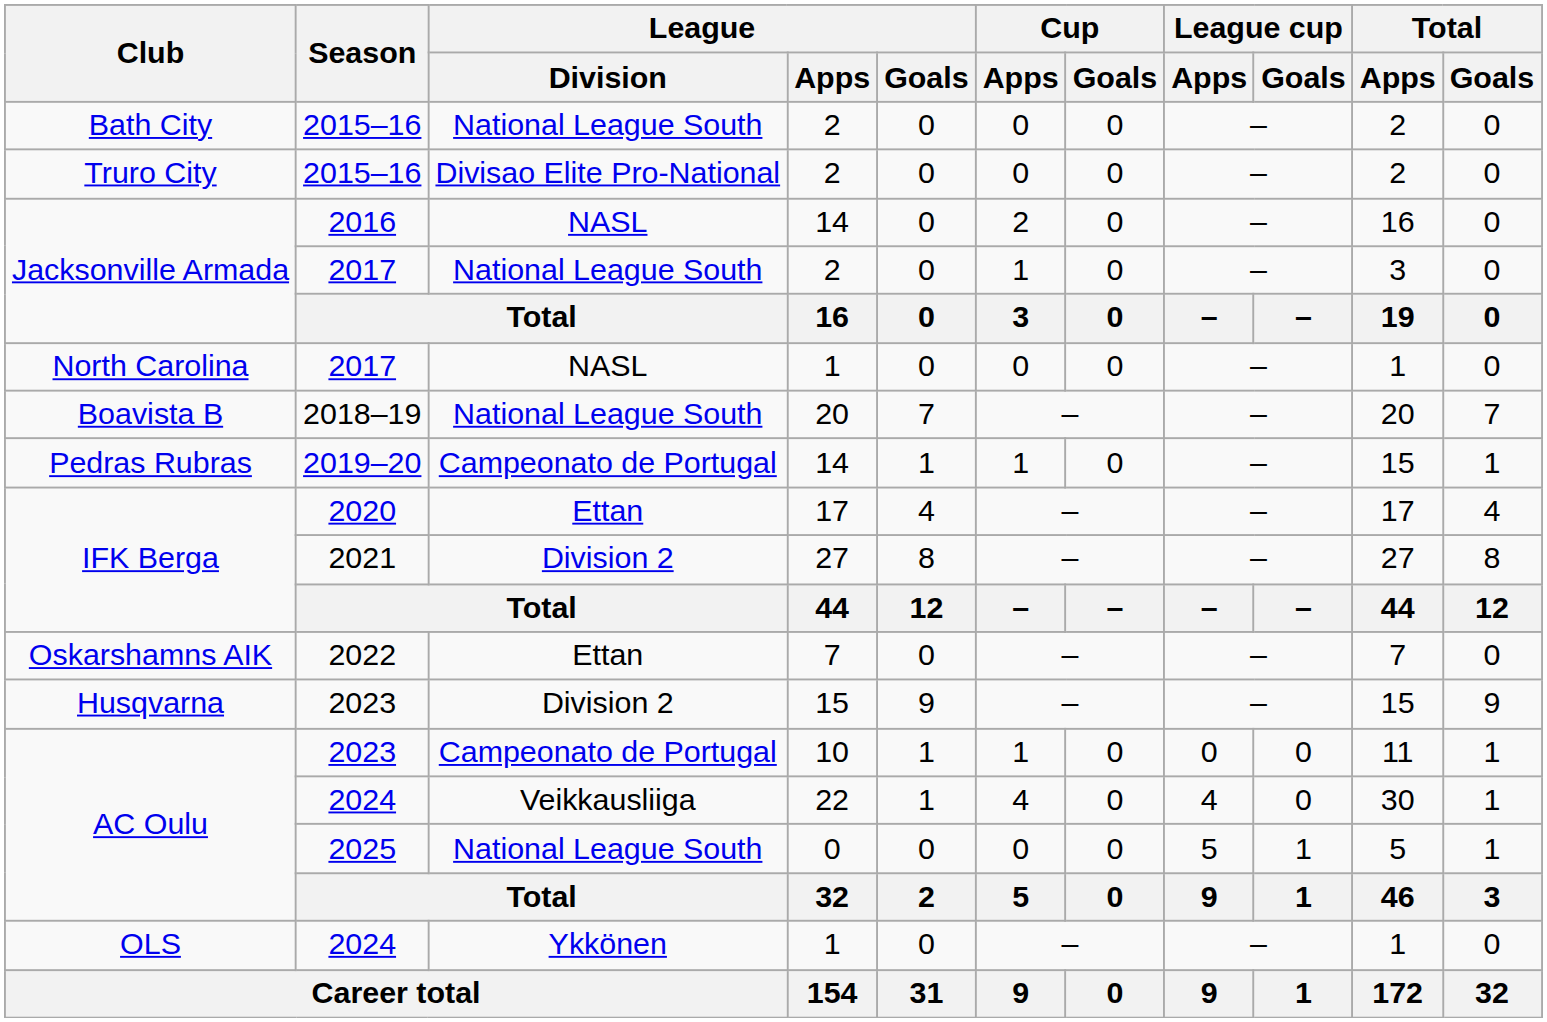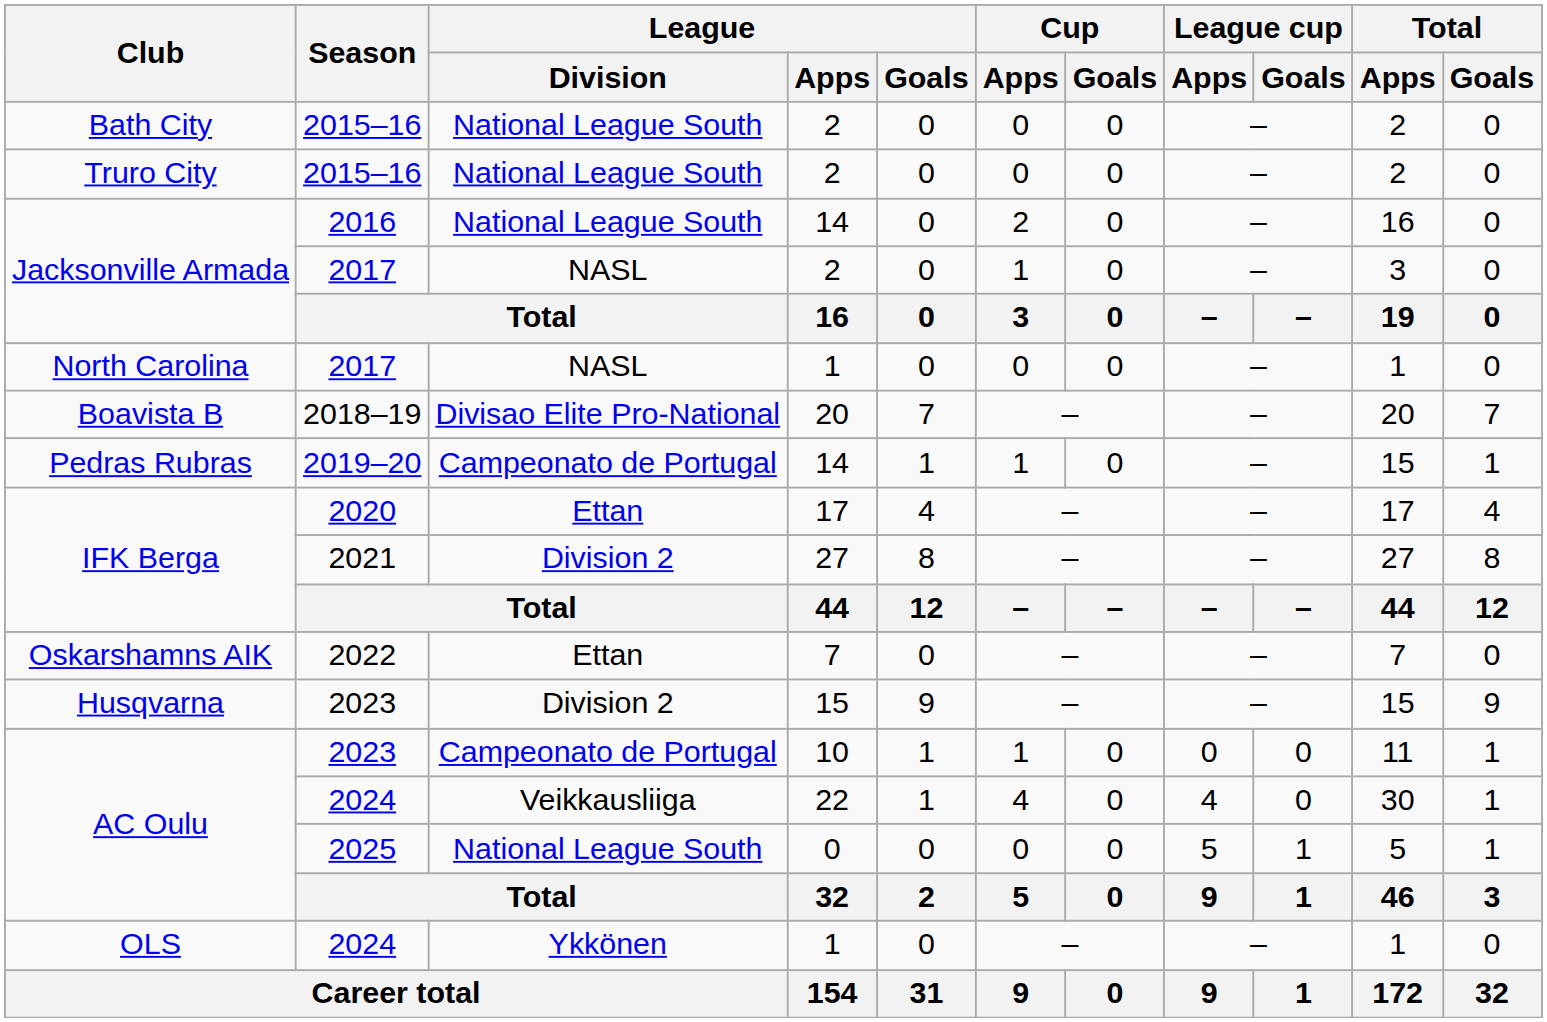(608, 173) Divisao Elite Pro-National -> (608, 173) National League South
(608, 221) NASL -> (608, 221) National League South
(608, 269) National League South -> (608, 269) NASL
(608, 414) National League South -> (608, 414) Divisao Elite Pro-National
